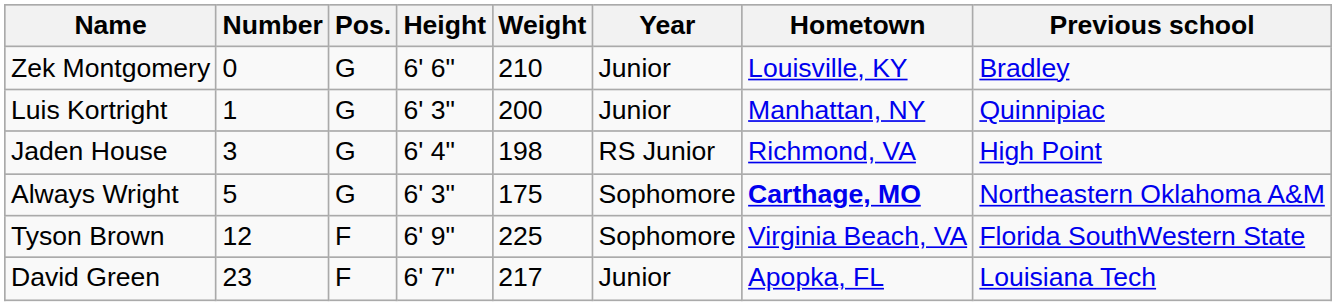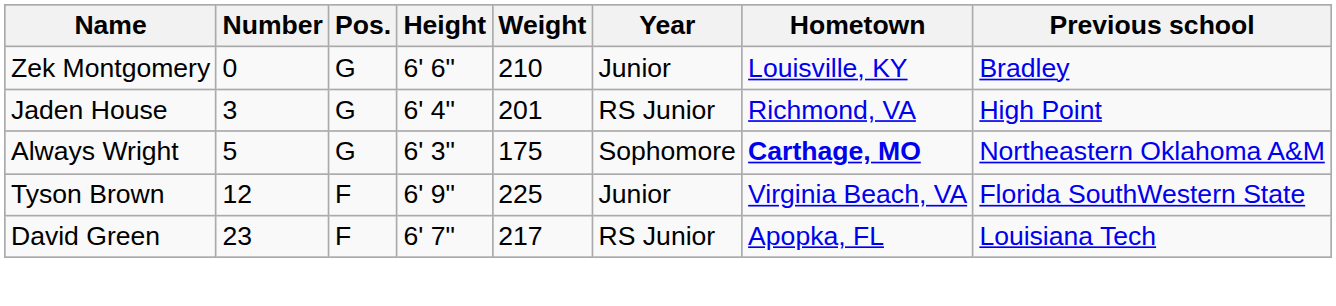- row: (89, 109)
(520, 151) 198 -> (520, 109) 201
(667, 236) Sophomore -> (635, 194) Junior
(635, 278) Junior -> (657, 236) RS Junior
